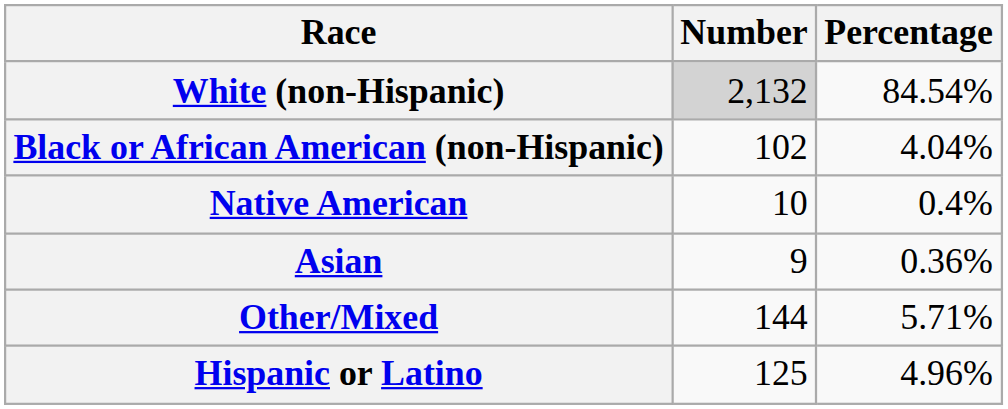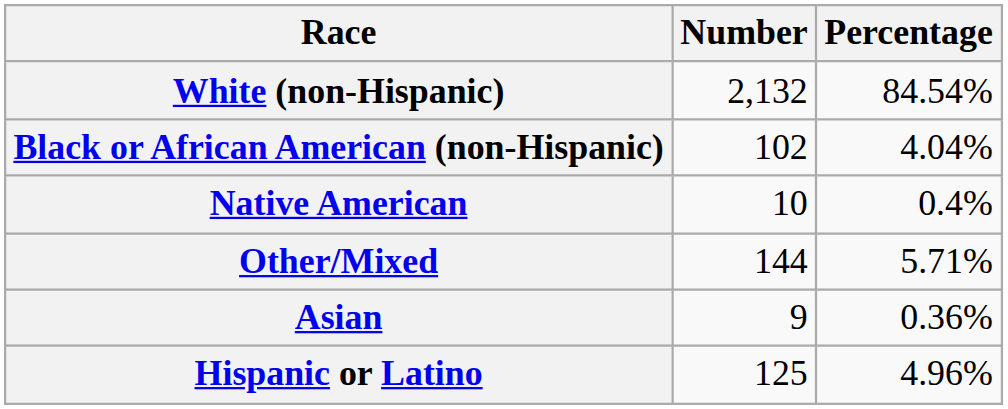(767, 89) lightgrey background -> (767, 89) no background
rows swapped: (339, 260) <-> (339, 317)
